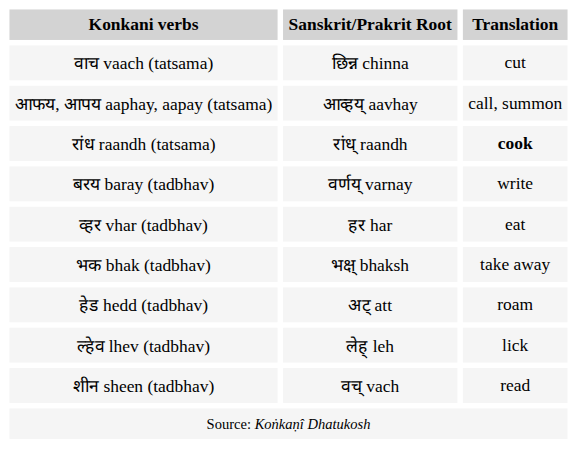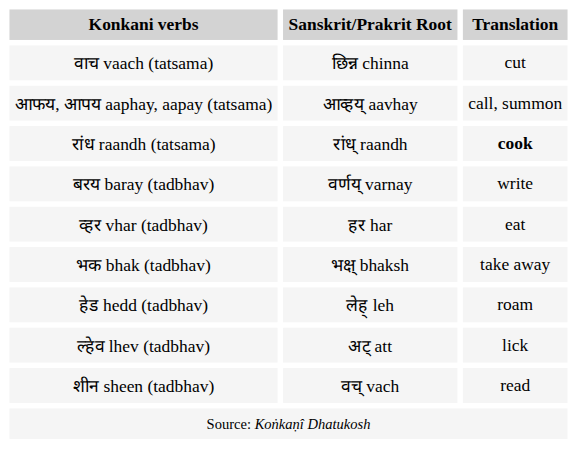(370, 305) अट् att -> (370, 305) लेह् leh
(370, 346) लेह् leh -> (370, 346) अट् att
